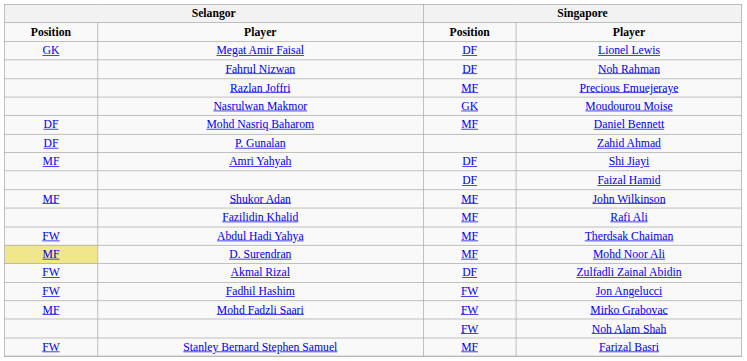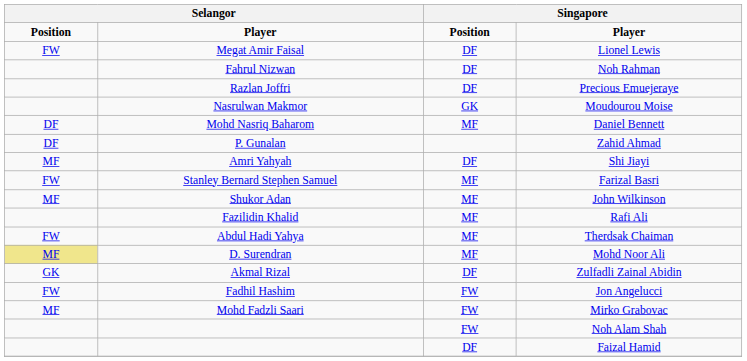(51, 50) GK -> (51, 50) FW
(470, 87) MF -> (470, 87) DF
rows swapped: (629, 347) <-> (629, 180)
(51, 273) FW -> (51, 273) GK
